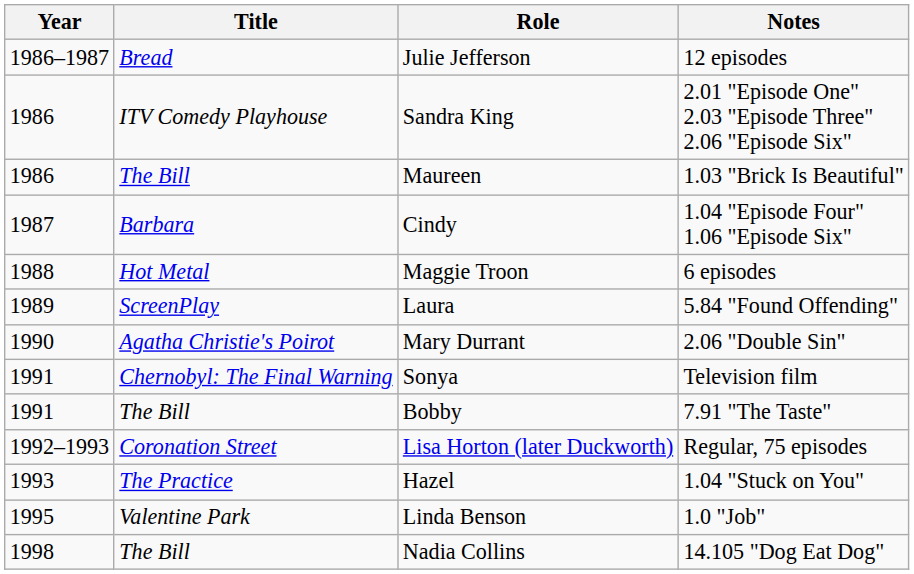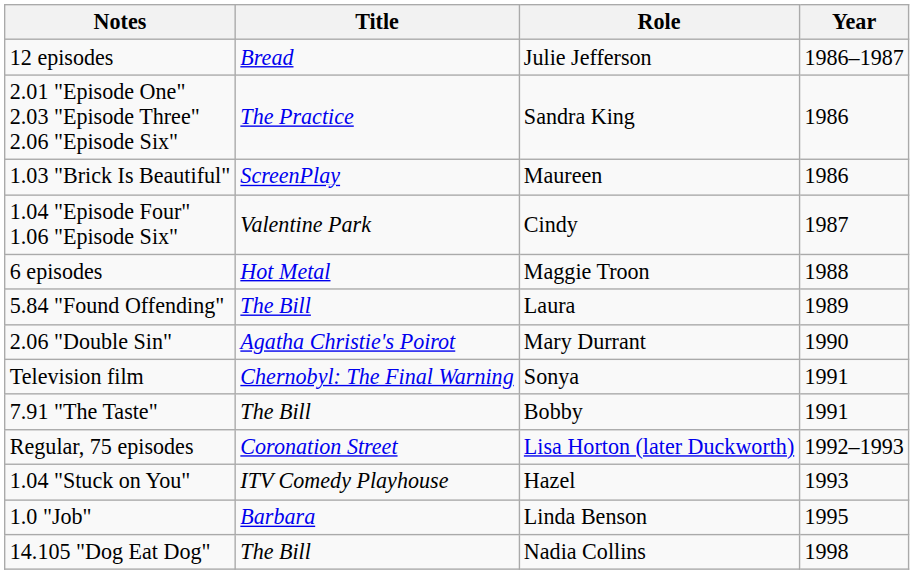columns swapped: (59, 22) <-> (794, 22)
(223, 116) ITV Comedy Playhouse -> (297, 116) The Practice
(155, 176) The Bill -> (290, 176) ScreenPlay
(157, 224) Barbara -> (306, 224) Valentine Park
(169, 306) ScreenPlay -> (276, 306) The Bill
(176, 481) The Practice -> (344, 481) ITV Comedy Playhouse
(185, 516) Valentine Park -> (278, 516) Barbara
